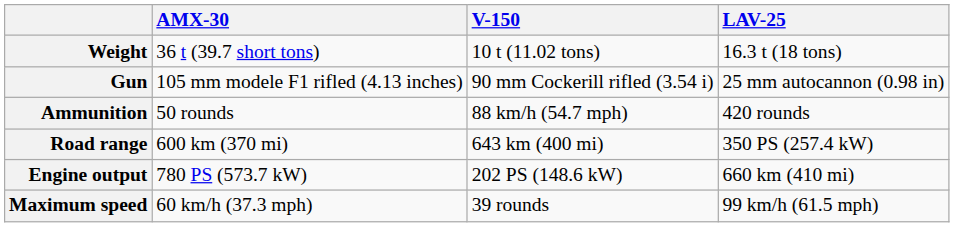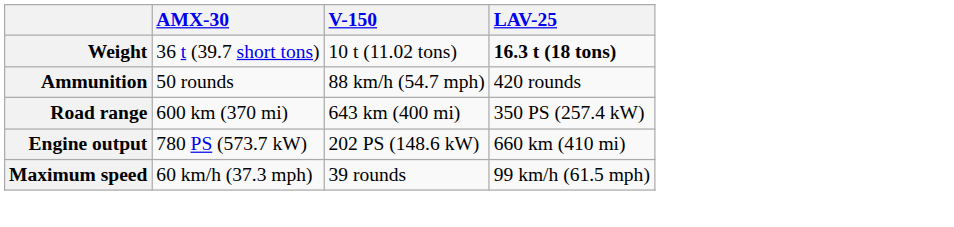(782, 50) normal -> (555, 50) bold
- row: (129, 81)
